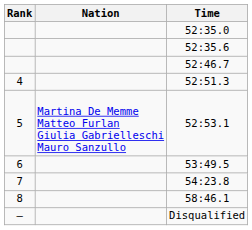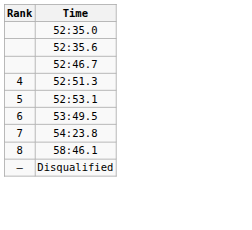- column: (101, 13)
